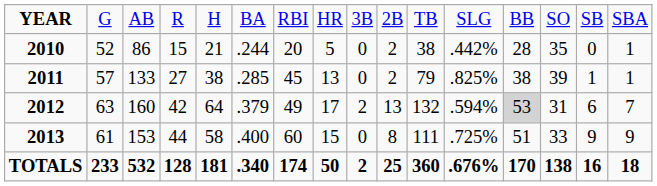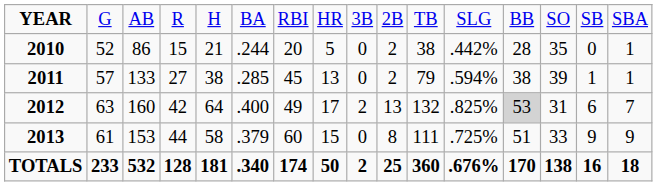(474, 78) .825% -> (474, 78) .594%
(253, 107) .379 -> (253, 107) .400
(474, 107) .594% -> (474, 107) .825%
(253, 136) .400 -> (253, 136) .379
